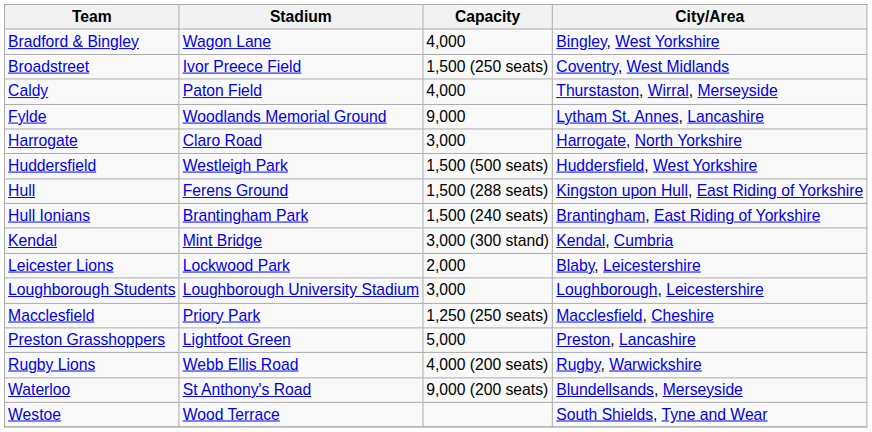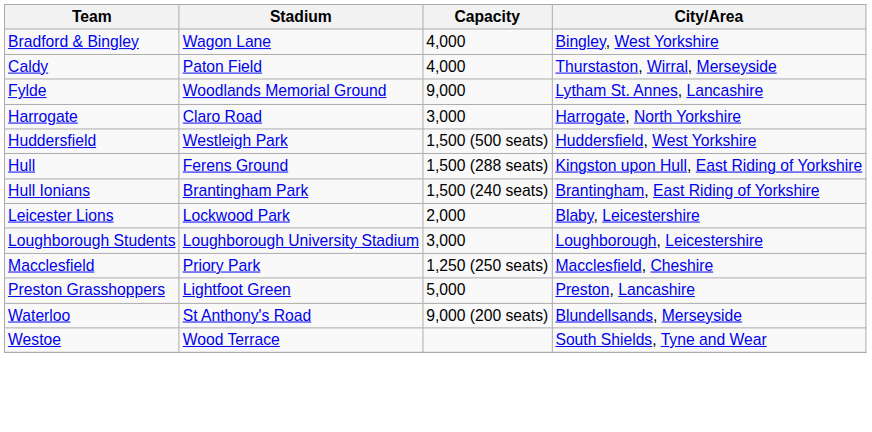- row: (49, 66)
- row: (33, 240)
- row: (52, 365)
